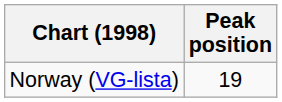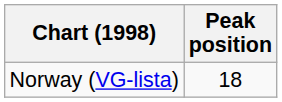(230, 79) 19 -> (230, 79) 18
